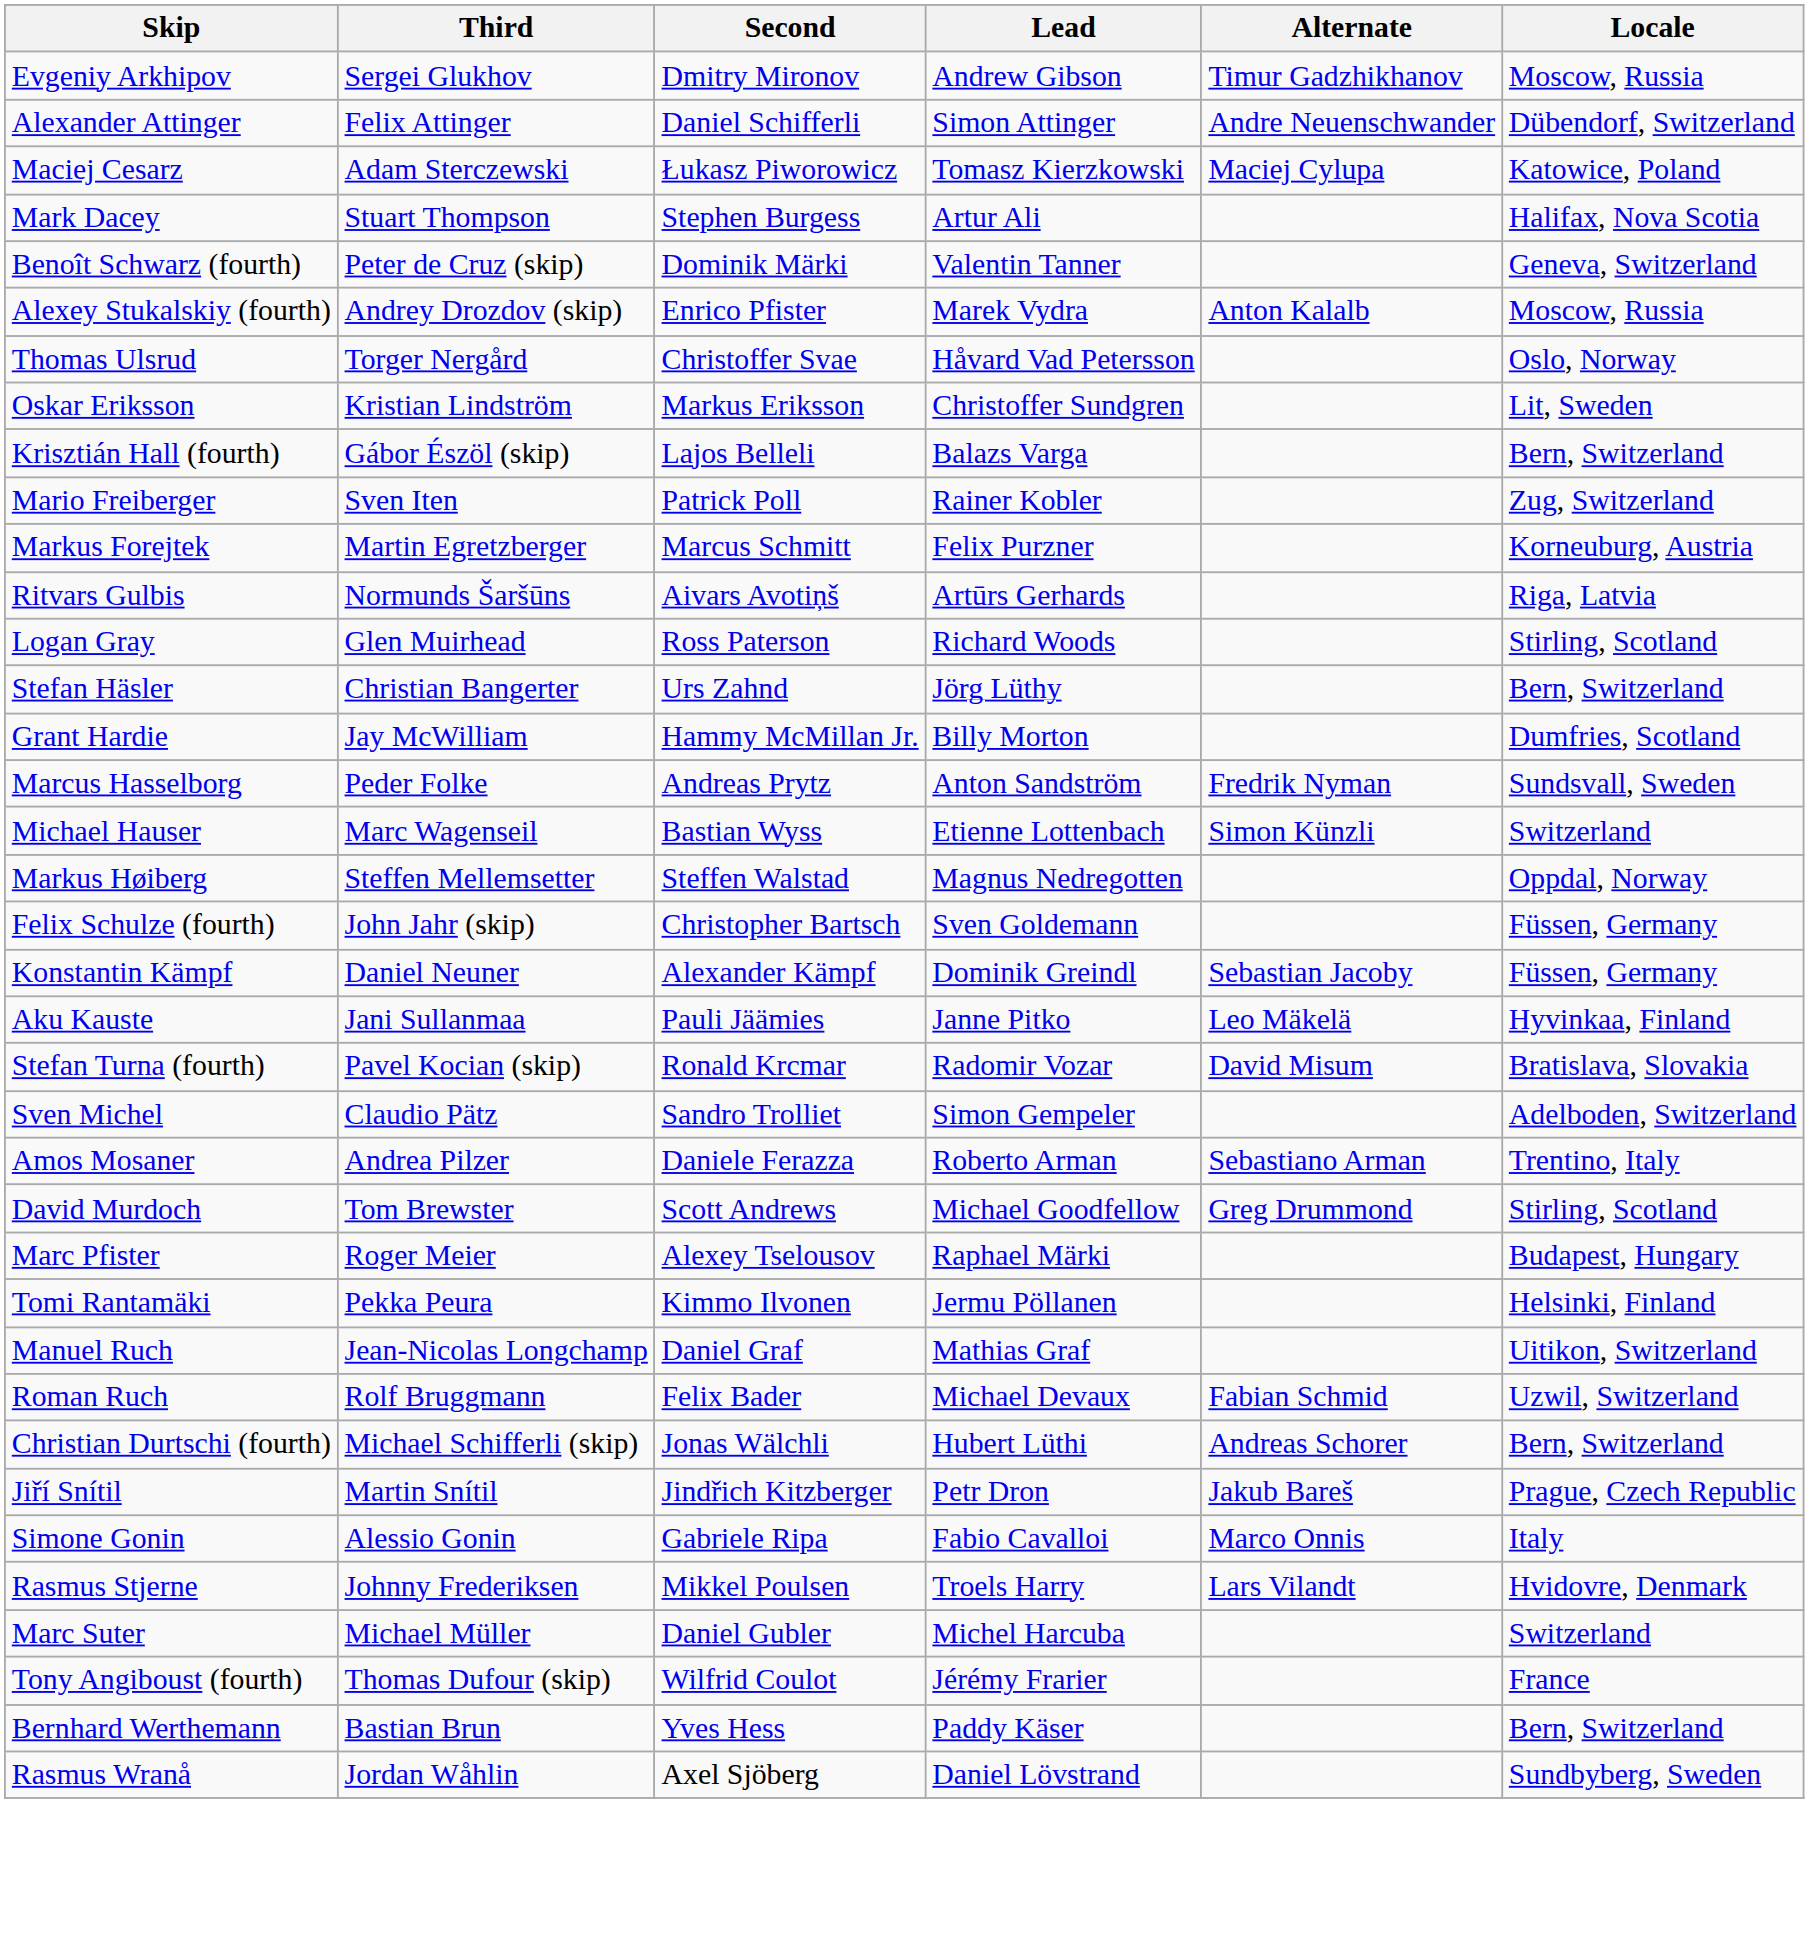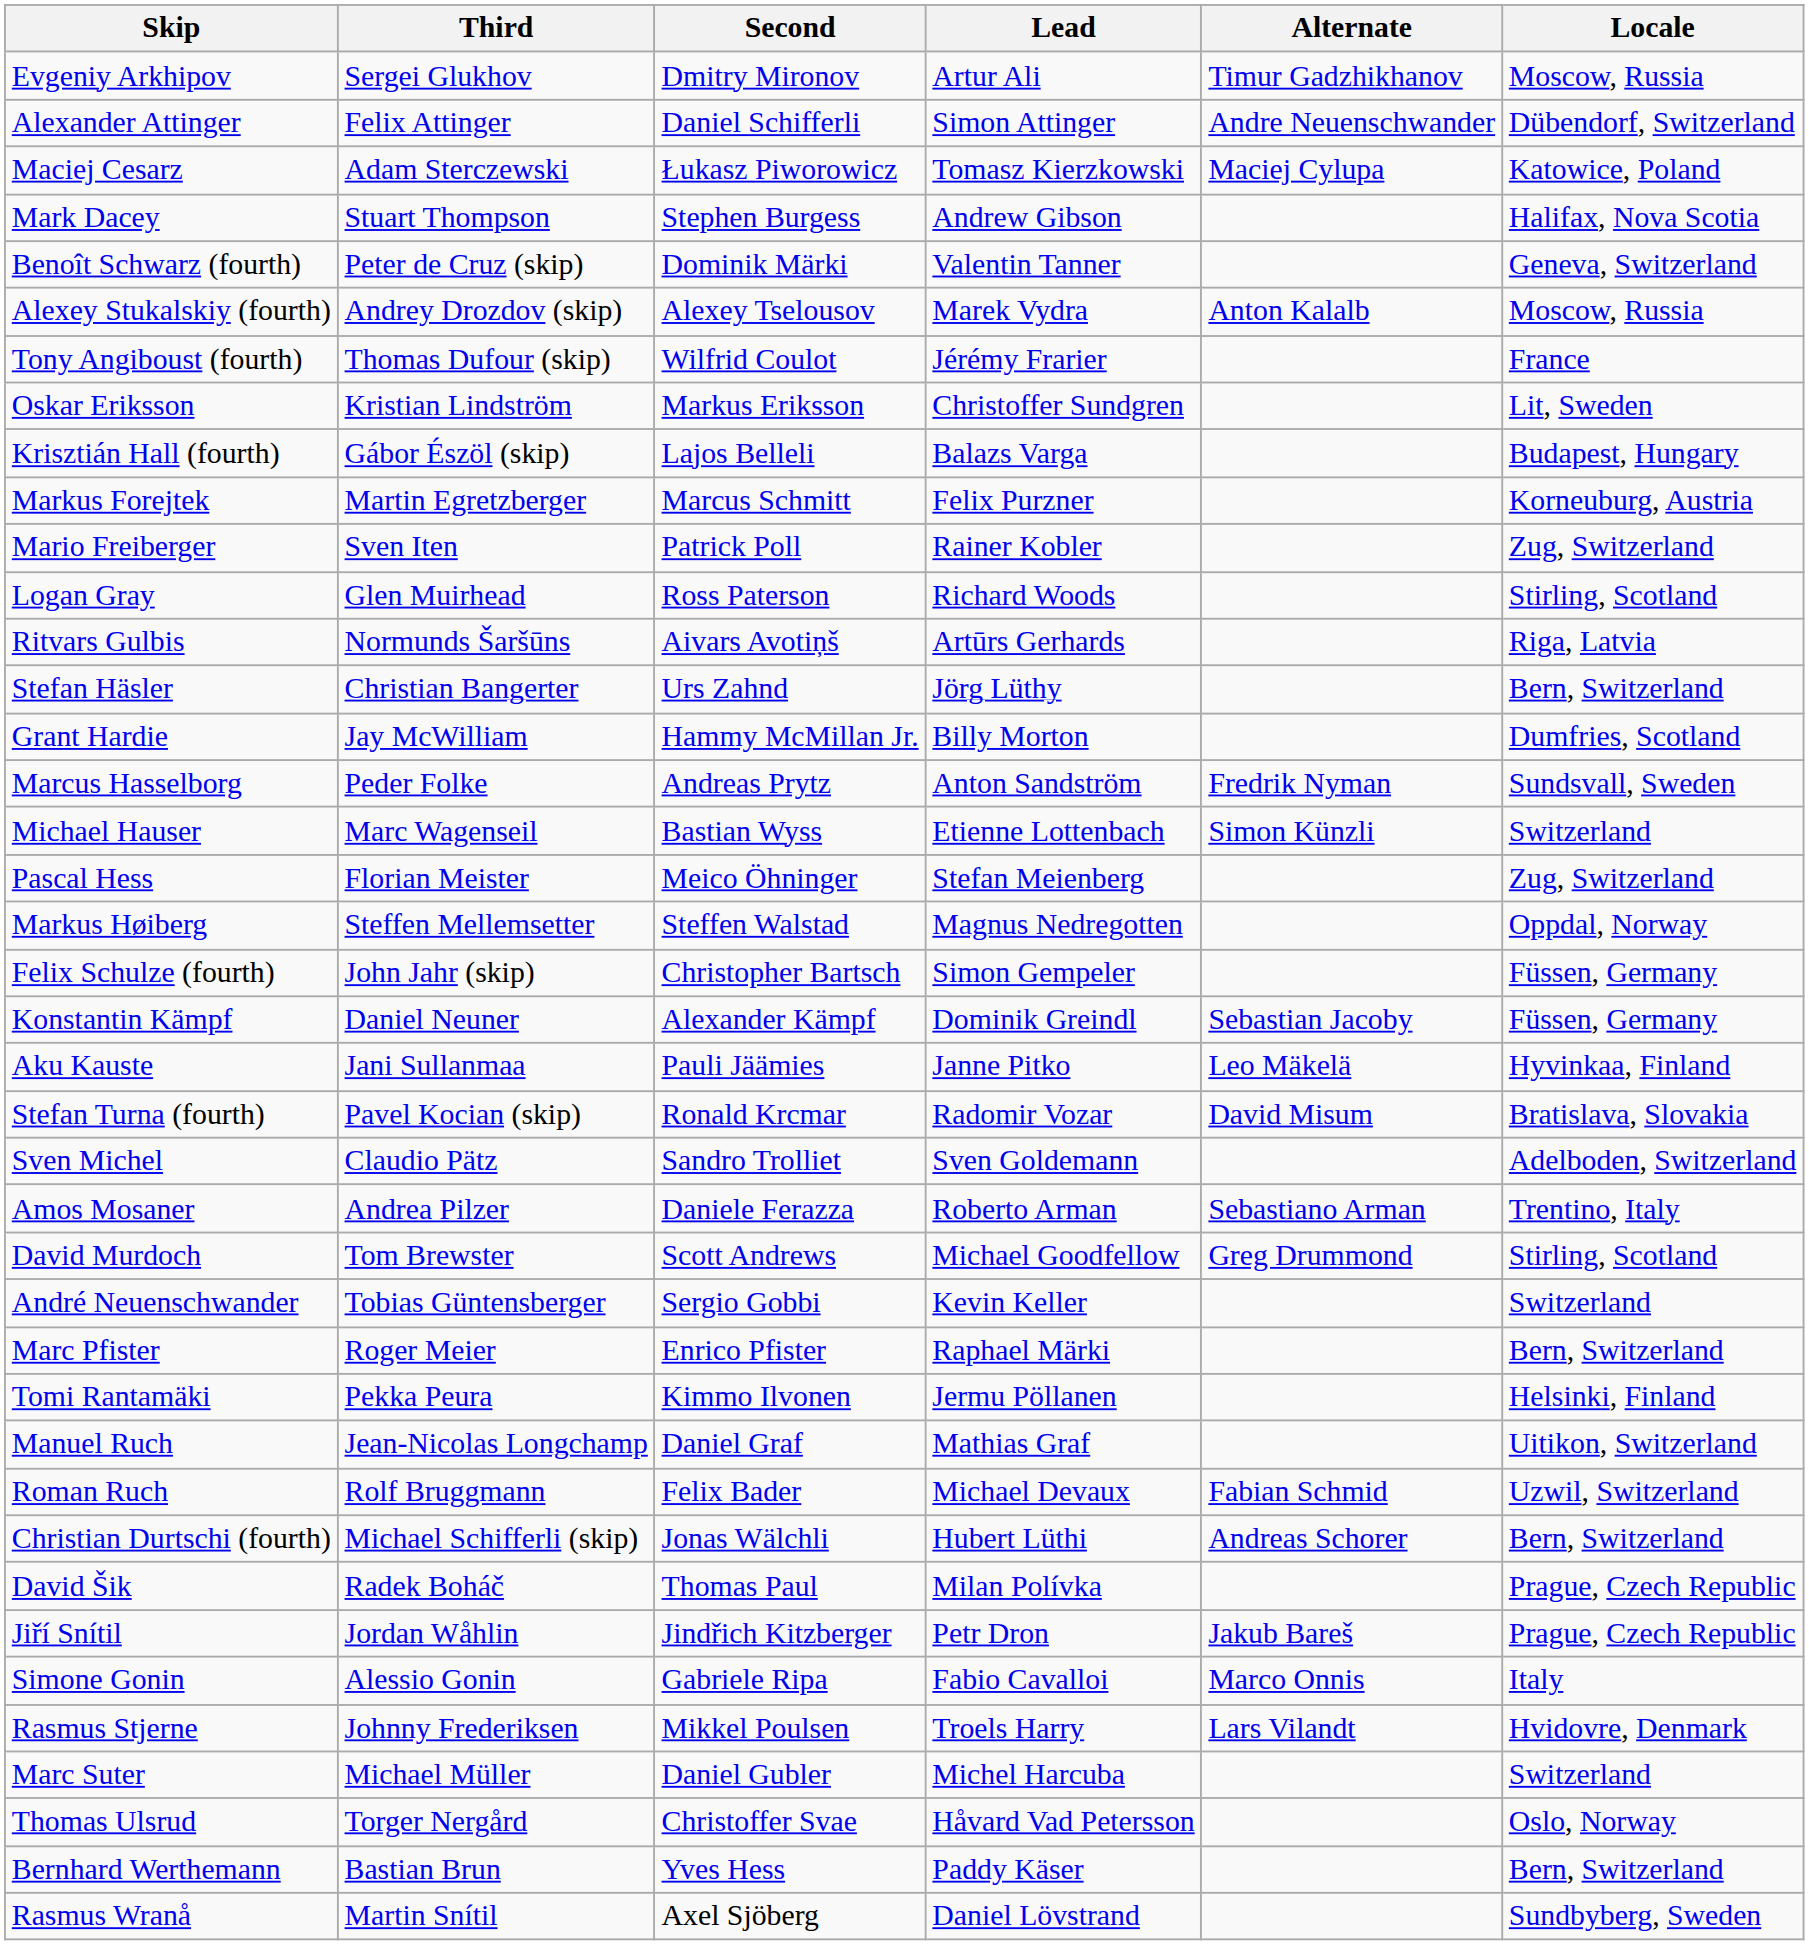(1027, 75) Andrew Gibson -> (987, 75) Artur Ali
(987, 216) Artur Ali -> (1027, 216) Andrew Gibson
(744, 311) Enrico Pfister -> (768, 311) Alexey Tselousov
rows swapped: (157, 1680) <-> (104, 358)
(1616, 452) Bern, Switzerland -> (1624, 452) Budapest, Hungary
rows swapped: (111, 547) <-> (114, 500)
rows swapped: (83, 641) <-> (98, 594)
+ row: (82, 877)
(1035, 924) Sven Goldemann -> (1034, 972) Simon Gempeler
(1034, 1113) Simon Gempeler -> (1035, 1160) Sven Goldemann
+ row: (155, 1302)
(768, 1255) Alexey Tselousov -> (744, 1349) Enrico Pfister
(1624, 1255) Budapest, Hungary -> (1616, 1349) Bern, Switzerland
+ row: (72, 1585)
(421, 1491) Martin Snítil -> (431, 1632) Jordan Wåhlin
(431, 1774) Jordan Wåhlin -> (421, 1915) Martin Snítil
